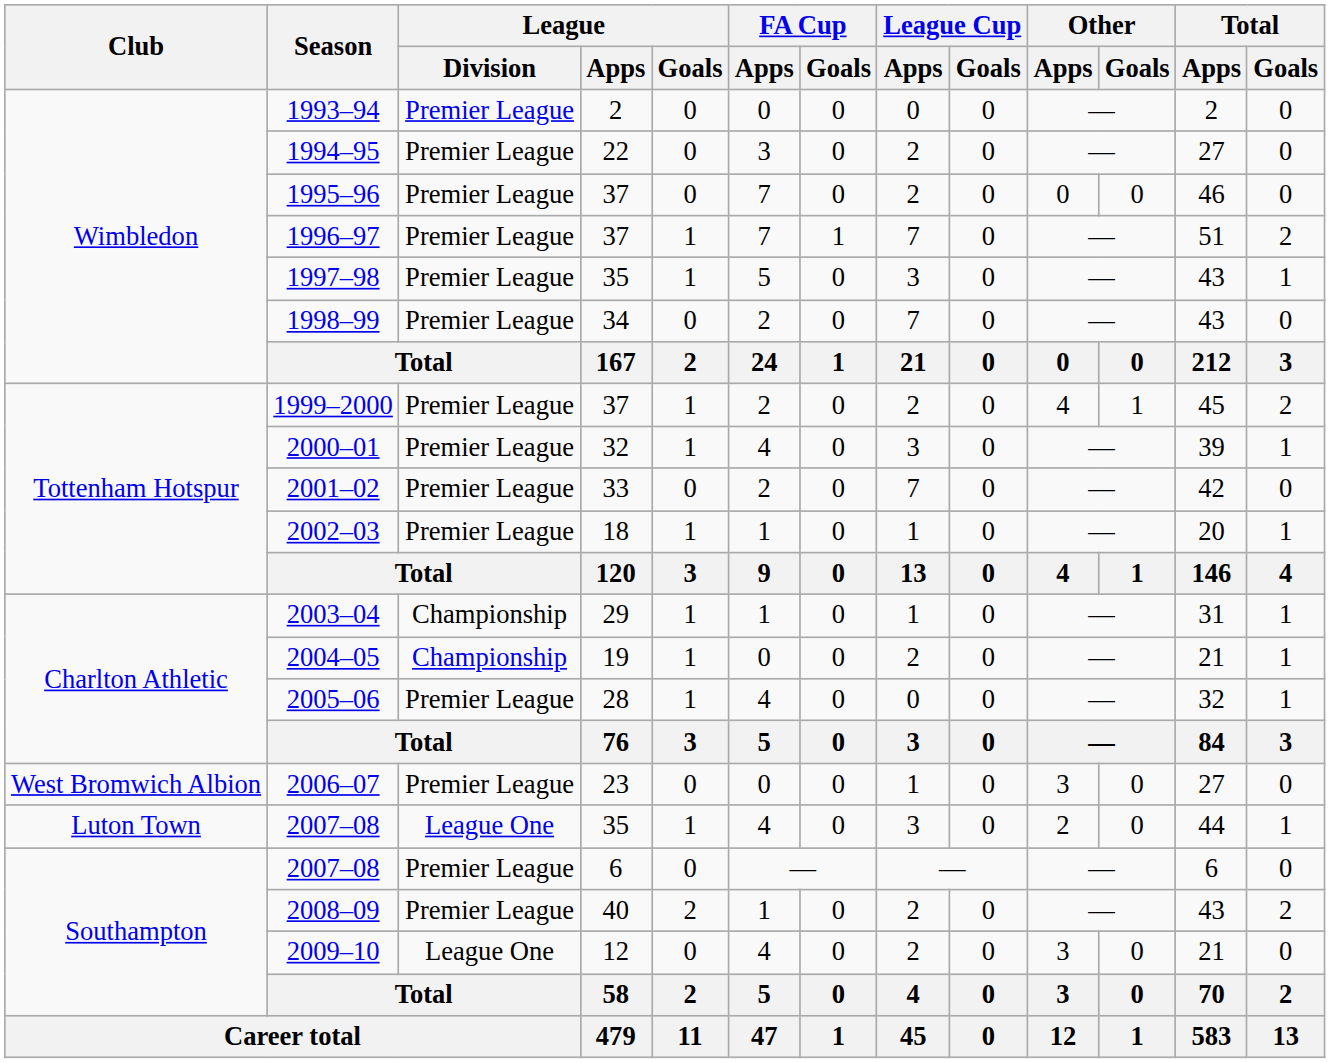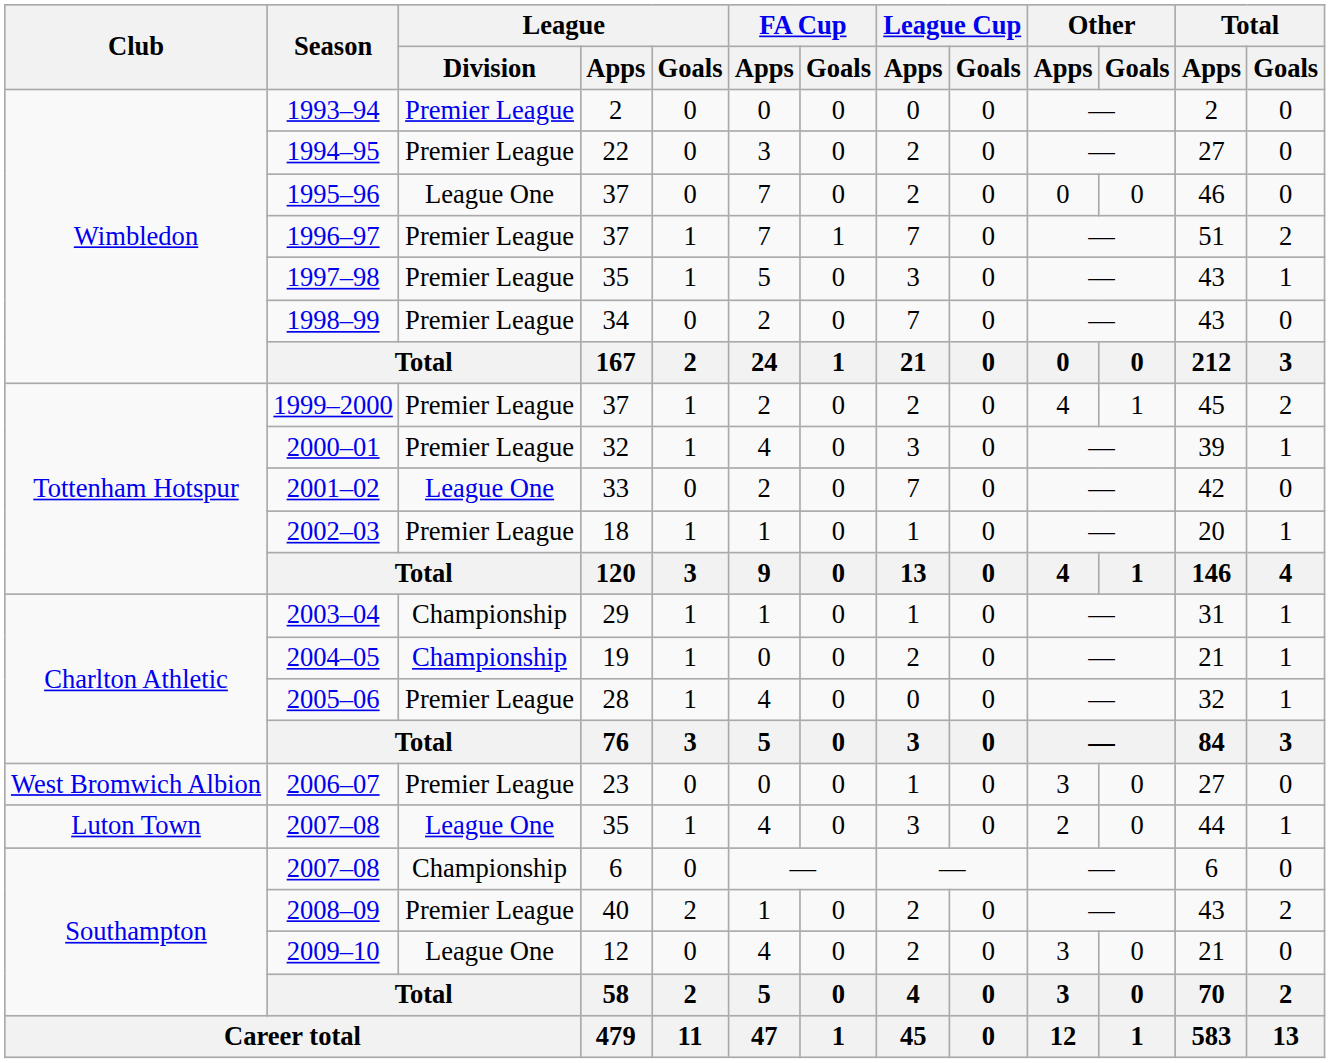(490, 194) Premier League -> (490, 194) League One
(490, 488) Premier League -> (490, 488) League One
(490, 868) Premier League -> (490, 868) Championship
